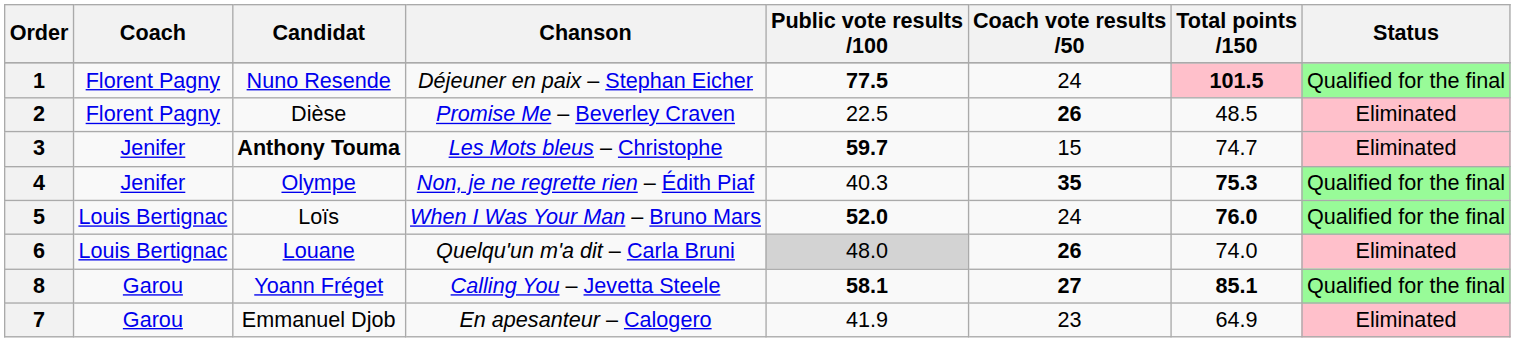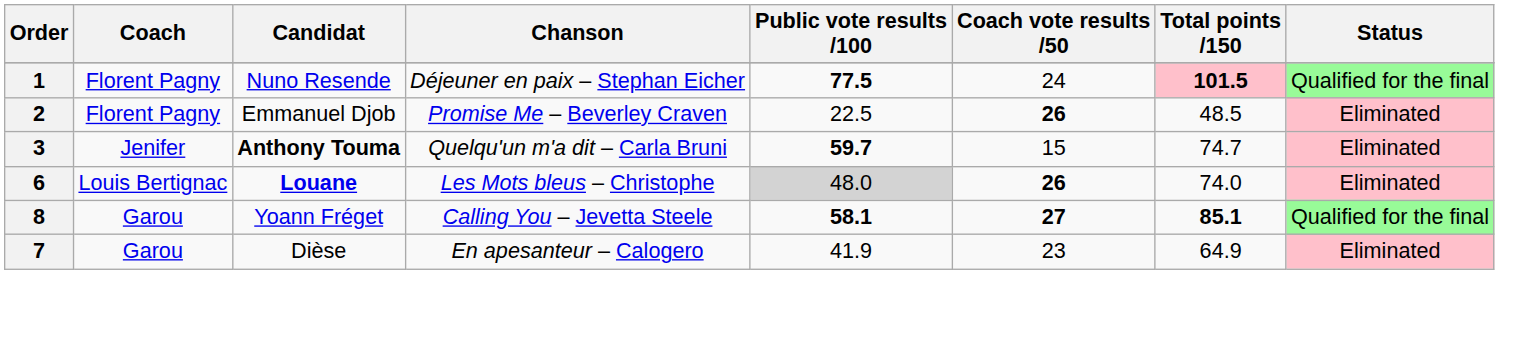(319, 114) Dièse -> (319, 114) Emmanuel Djob
(586, 148) Les Mots bleus – Christophe -> (578, 148) Quelqu'un m'a dit – Carla Bruni
- row: (39, 182)
- row: (39, 217)
(319, 251) normal -> (319, 182) bold
(586, 251) Quelqu'un m'a dit – Carla Bruni -> (578, 182) Les Mots bleus – Christophe
(319, 319) Emmanuel Djob -> (319, 251) Dièse
